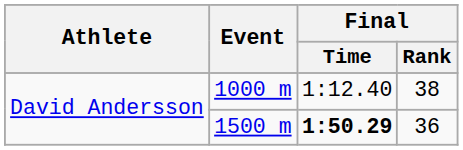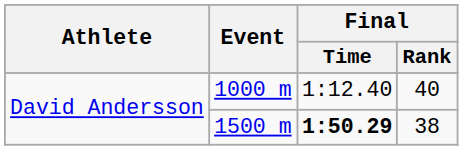(427, 91) 38 -> (427, 91) 40
(427, 127) 36 -> (427, 127) 38
